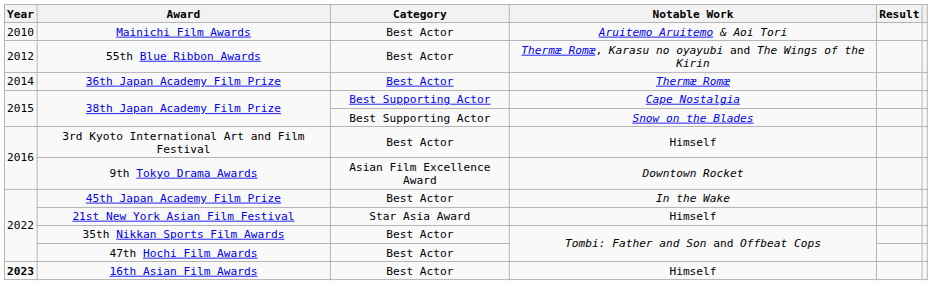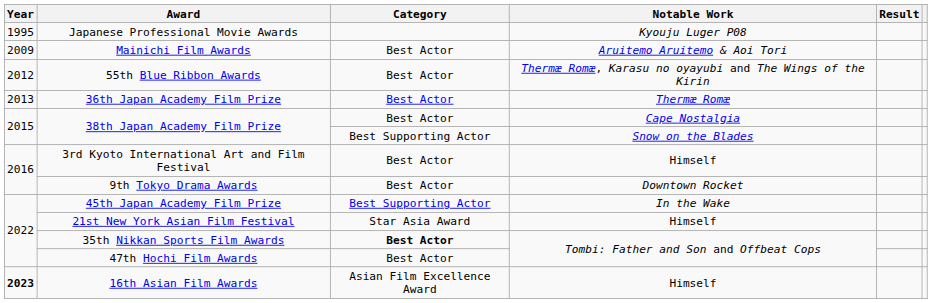+ row: (183, 32)
(21, 32) 2010 -> (21, 50) 2009
(21, 81) 2014 -> (21, 99) 2013
(420, 99) Best Supporting Actor -> (420, 118) Best Actor
(420, 173) Asian Film Excellence Award -> (420, 185) Best Actor
(420, 198) Best Actor -> (420, 203) Best Supporting Actor
(420, 234) normal -> (420, 240) bold
(420, 271) Best Actor -> (420, 283) Asian Film Excellence Award
